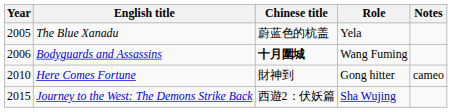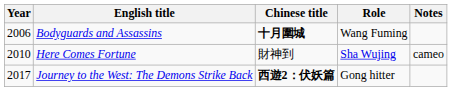- row: (77, 33)
(367, 75) Gong hitter -> (368, 54) Sha Wujing
(19, 96) 2015 -> (19, 75) 2017
(296, 96) normal -> (296, 75) bold
(368, 96) Sha Wujing -> (367, 75) Gong hitter
